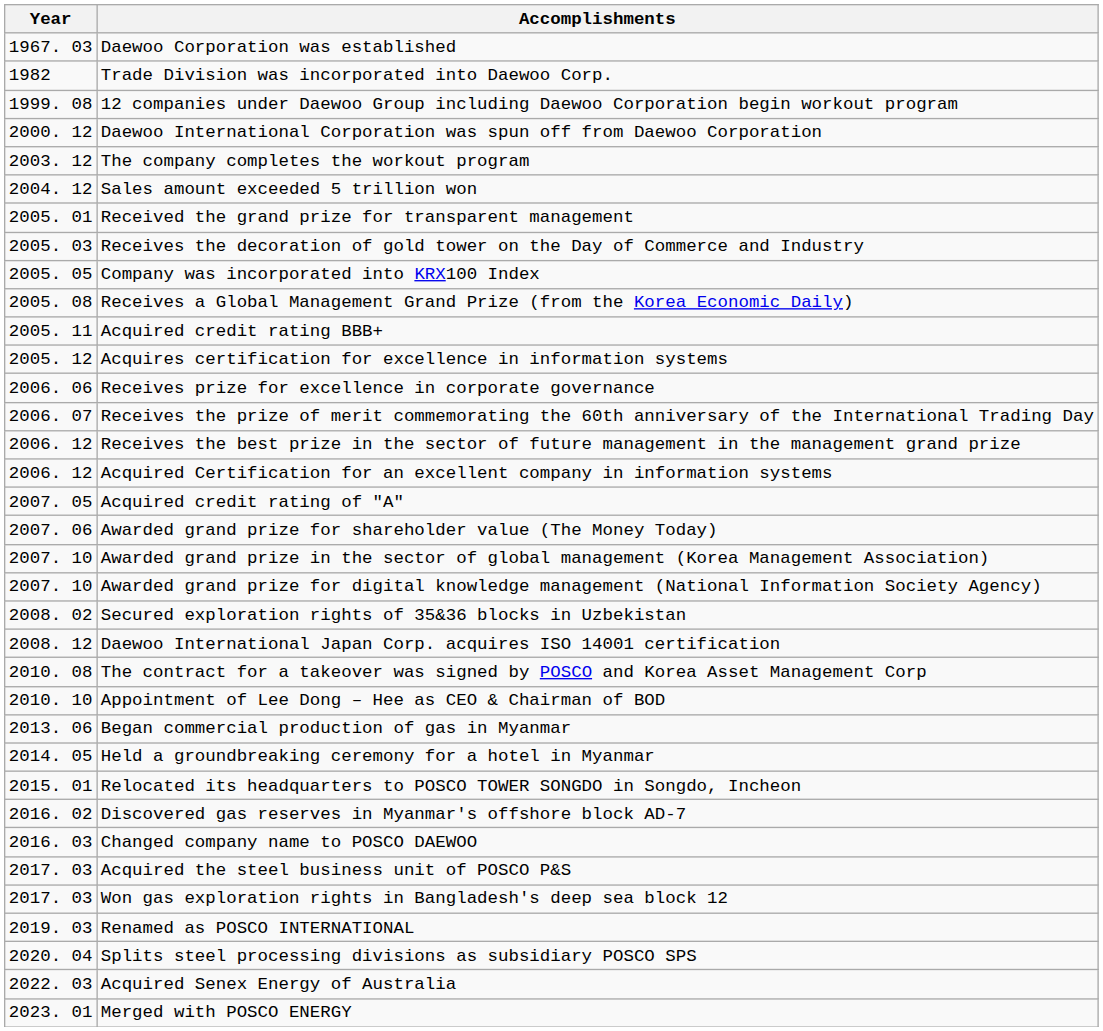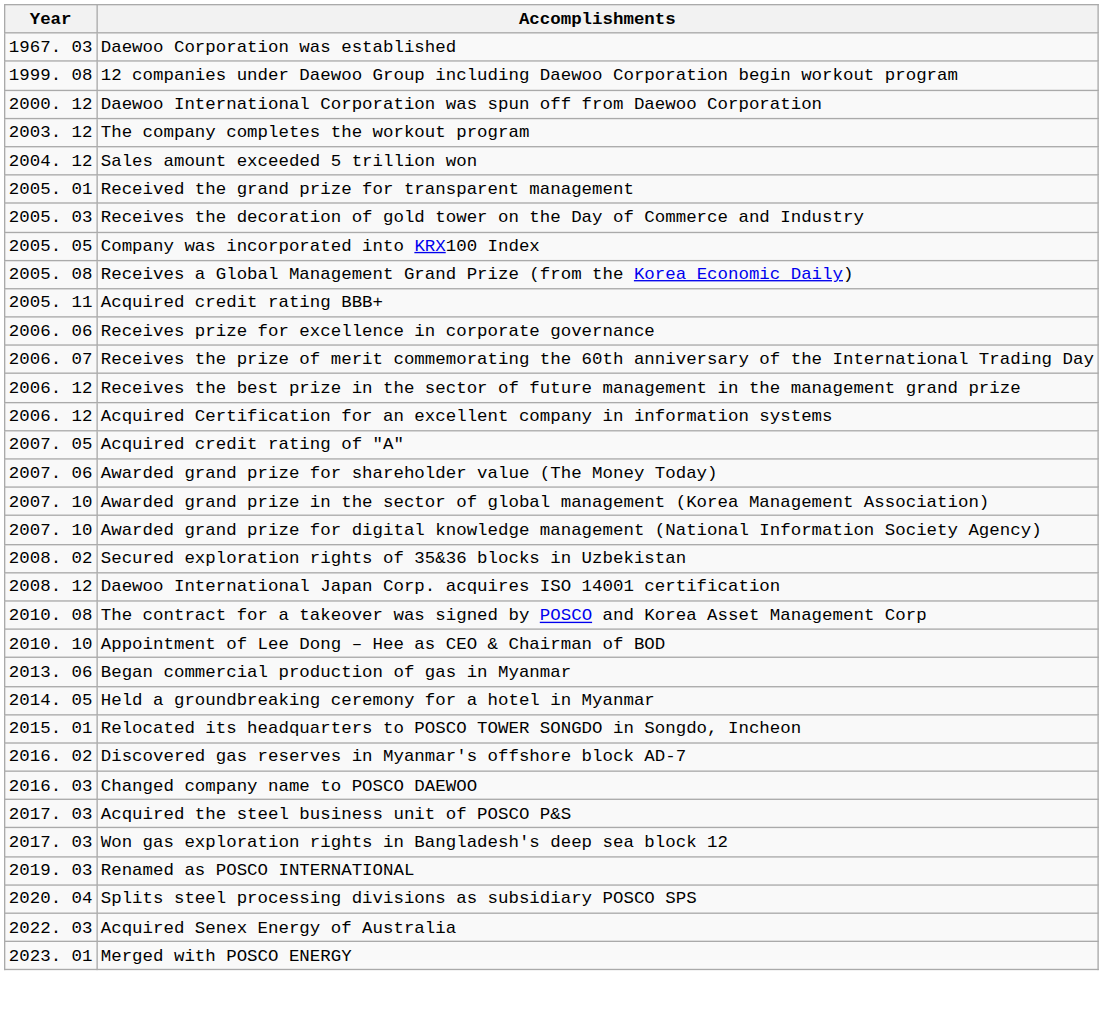- row: (357, 76)
- row: (414, 360)
